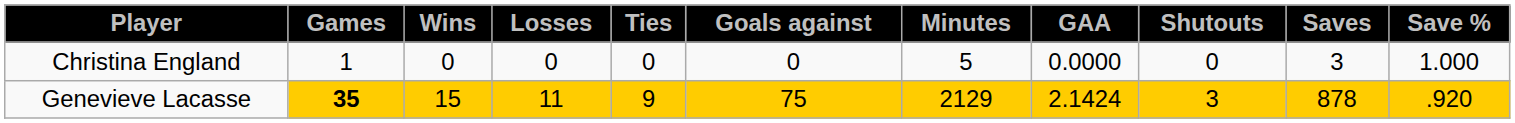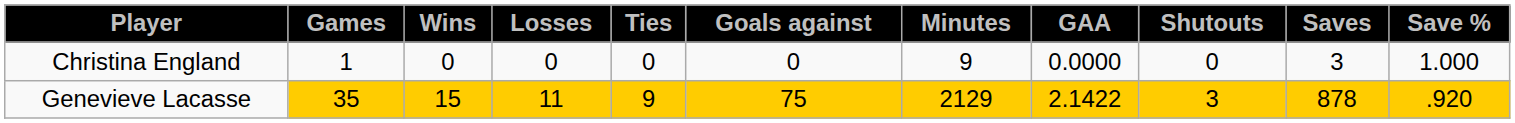(966, 61) 5 -> (966, 61) 9
(346, 99) bold -> (346, 99) normal
(1085, 99) 2.1424 -> (1085, 99) 2.1422
